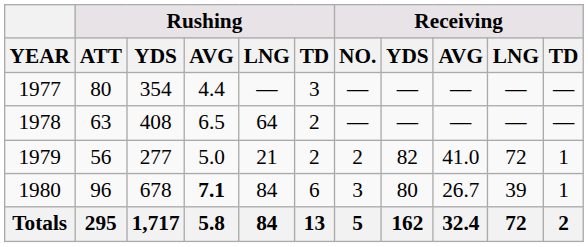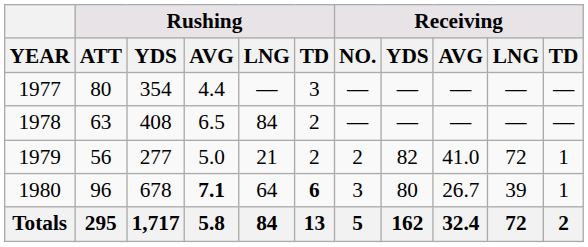(267, 122) 64 -> (267, 122) 84
(267, 190) 84 -> (267, 190) 64
(314, 190) normal -> (314, 190) bold
